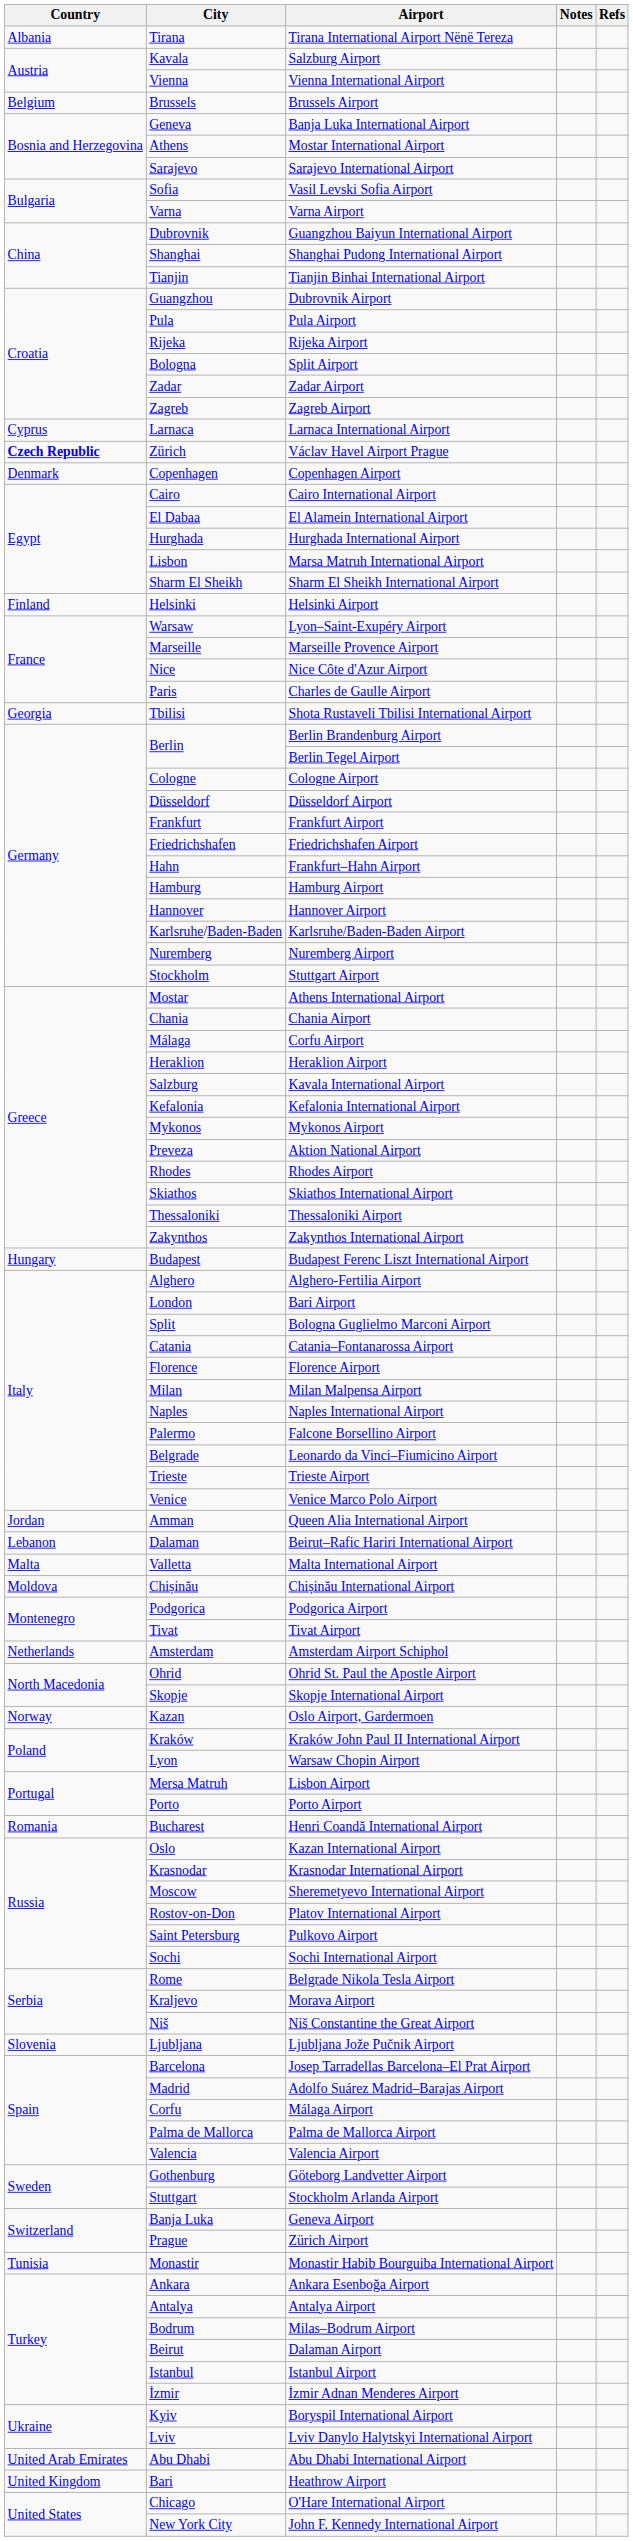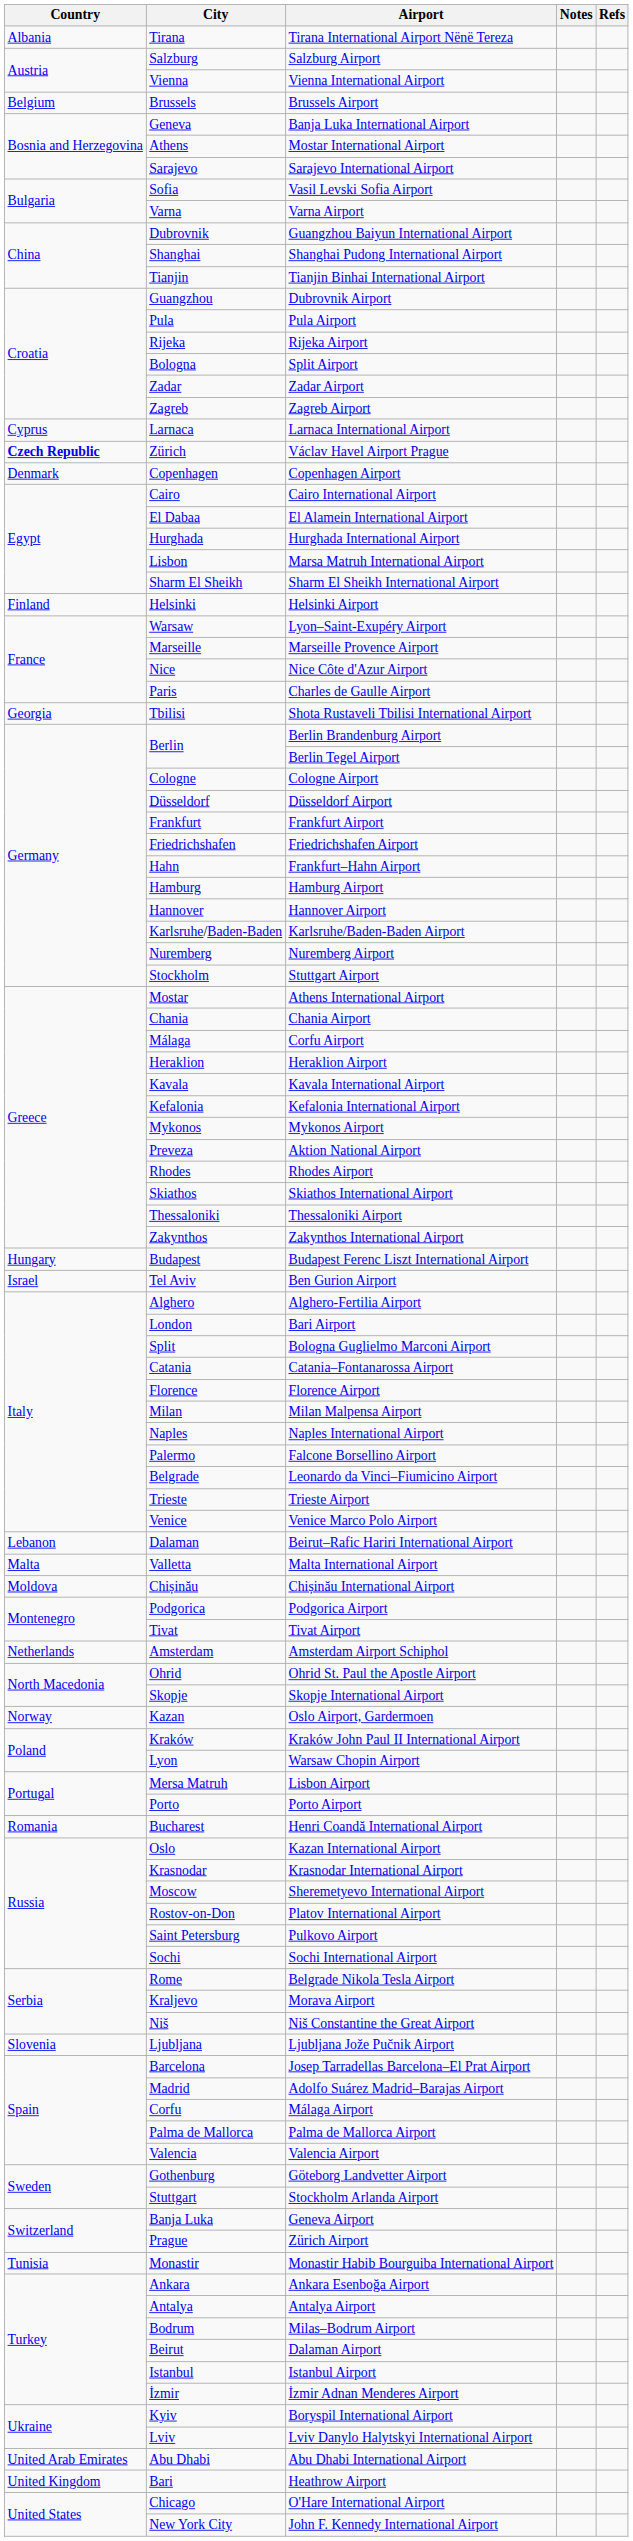(169, 59) Kavala -> (174, 59) Salzburg
(174, 1084) Salzburg -> (169, 1084) Kavala
+ row: (342, 1281)
- row: (378, 1521)
